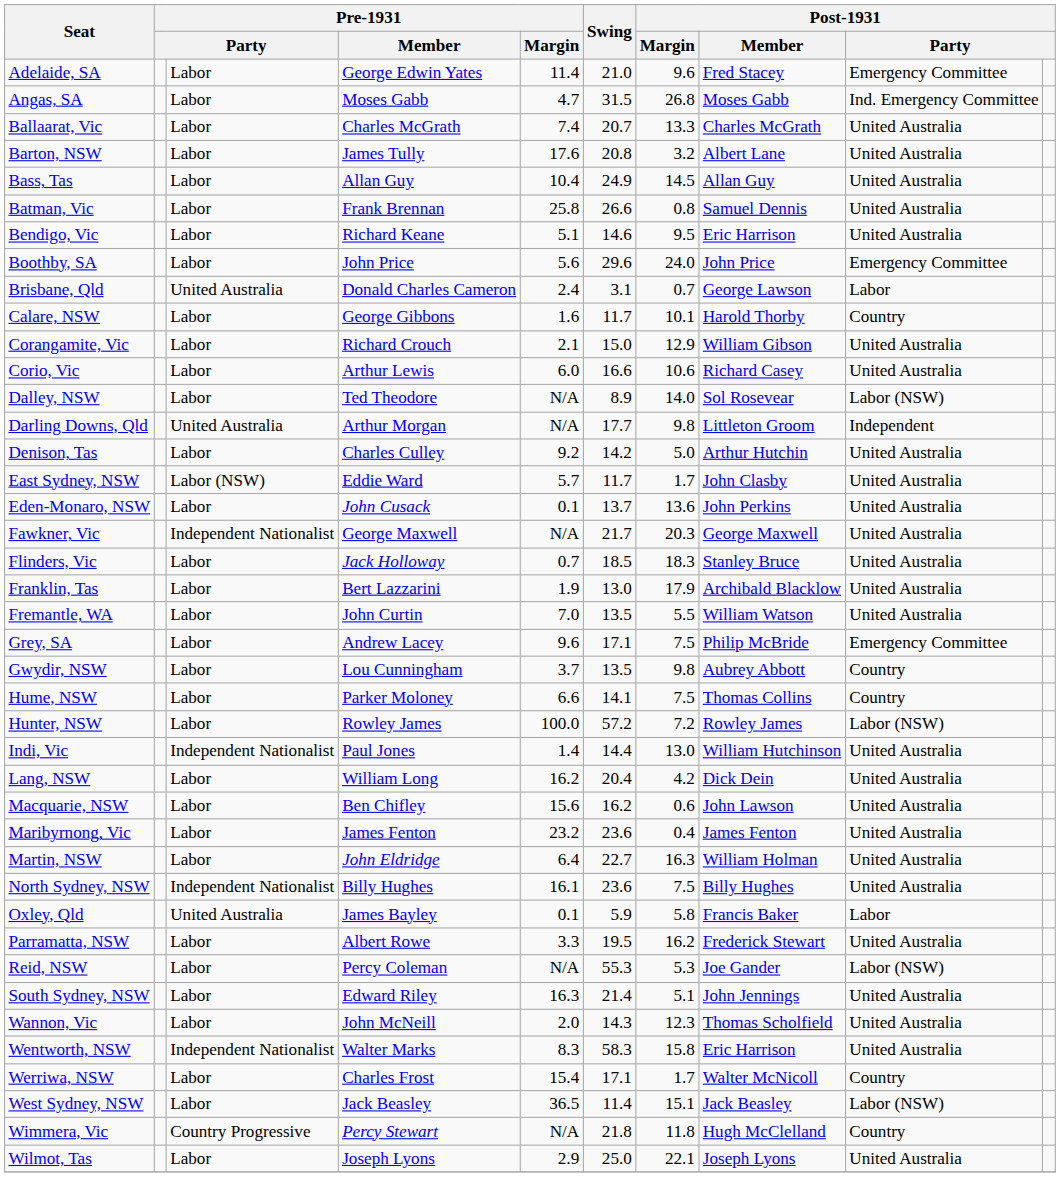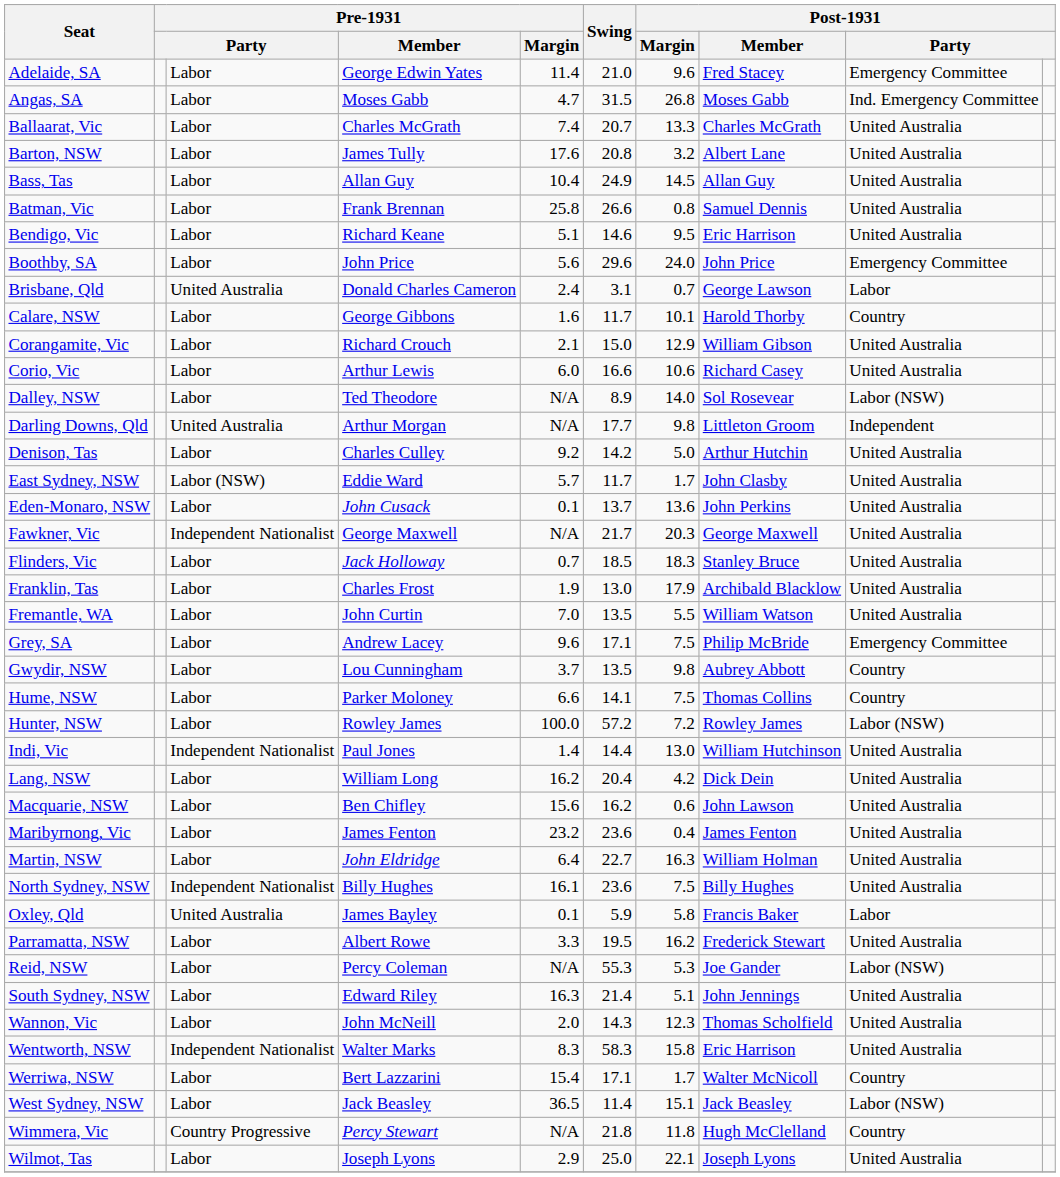(391, 588) Bert Lazzarini -> (388, 588) Charles Frost
(388, 1076) Charles Frost -> (391, 1076) Bert Lazzarini
